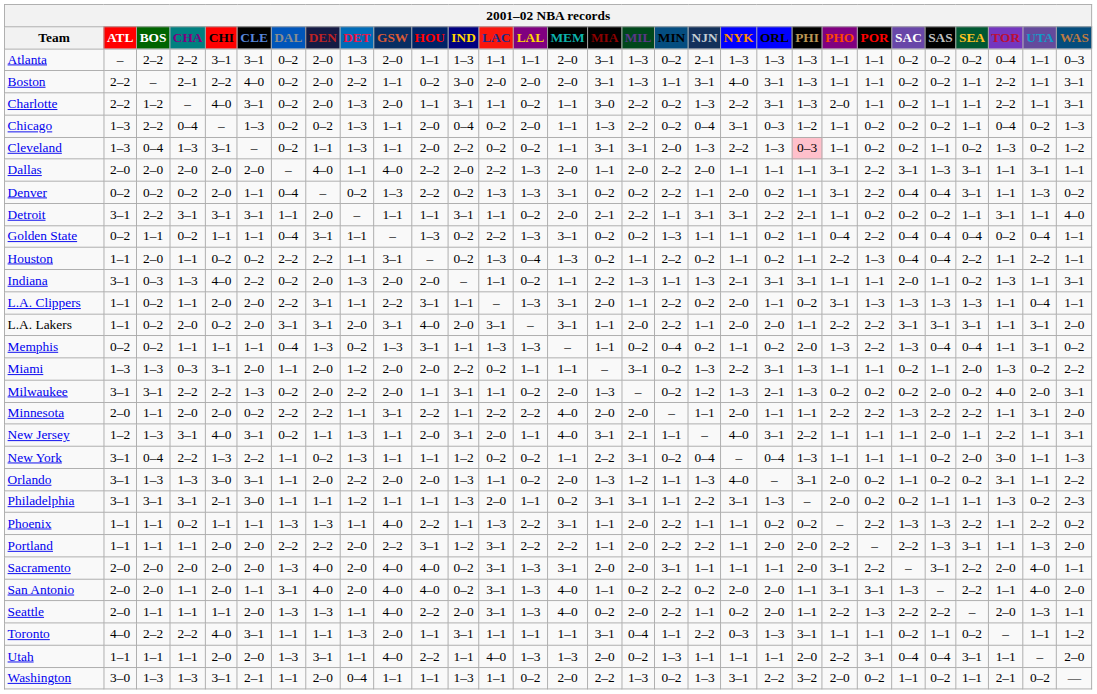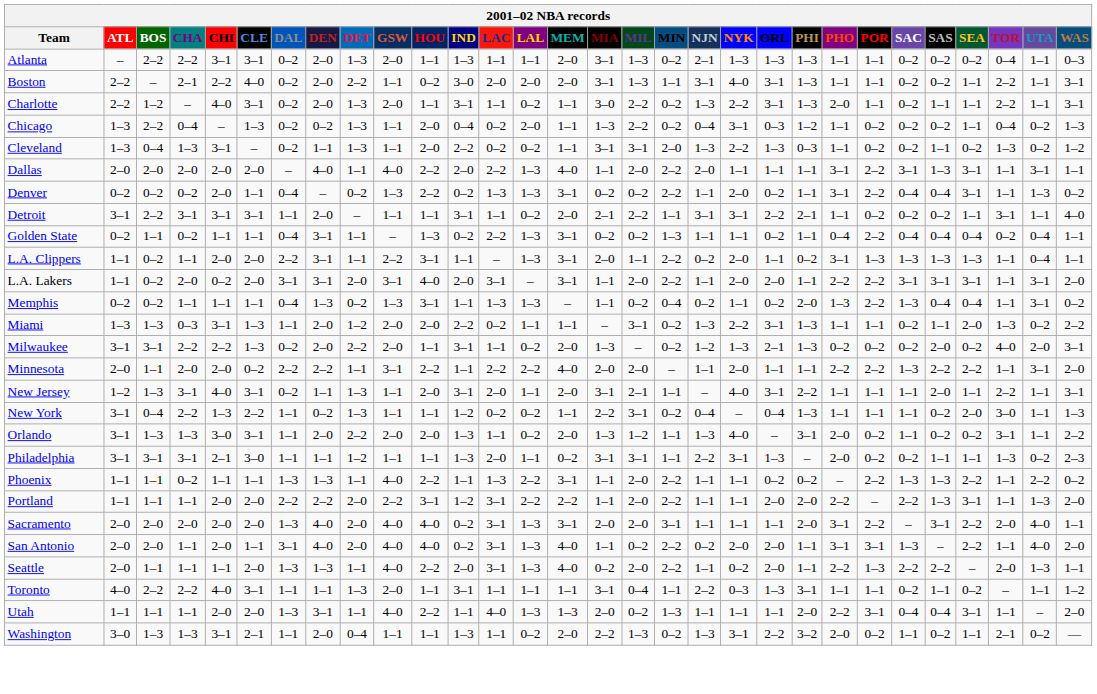(807, 148) pink background -> (807, 148) no background
(568, 170) 2–0 -> (568, 170) 4–0
- row: (30, 258)
- row: (28, 280)
(254, 369) 2–0 -> (254, 325) 1–3
(568, 435) 4–0 -> (568, 391) 2–0
(705, 546) 2–2 -> (705, 501) 1–1
